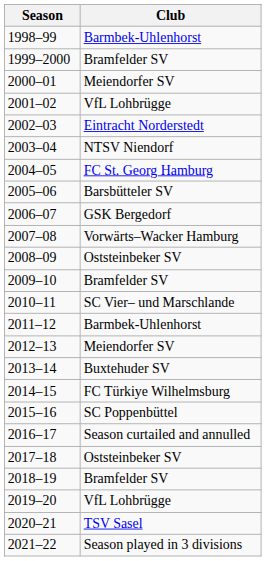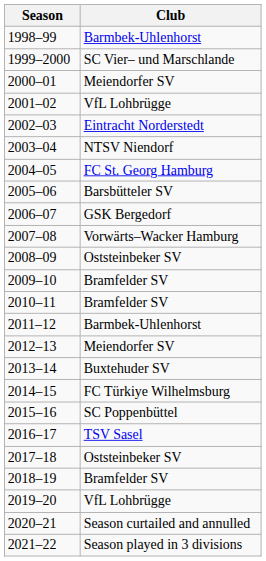(126, 59) Bramfelder SV -> (159, 59) SC Vier– und Marschlande
(159, 302) SC Vier– und Marschlande -> (126, 302) Bramfelder SV
(167, 434) Season curtailed and annulled -> (113, 434) TSV Sasel
(113, 523) TSV Sasel -> (167, 523) Season curtailed and annulled
